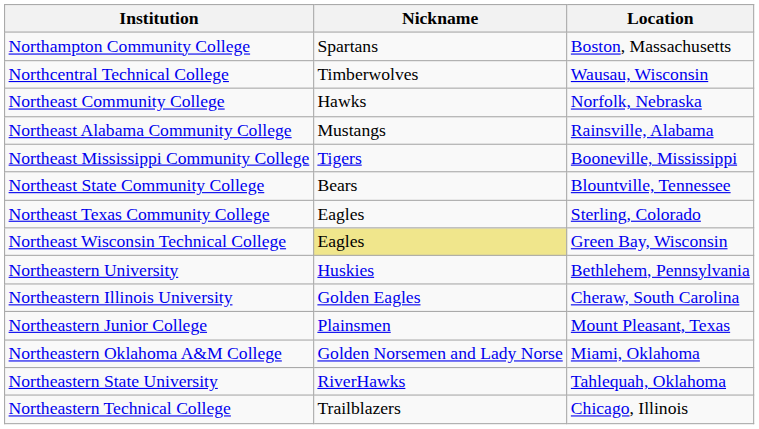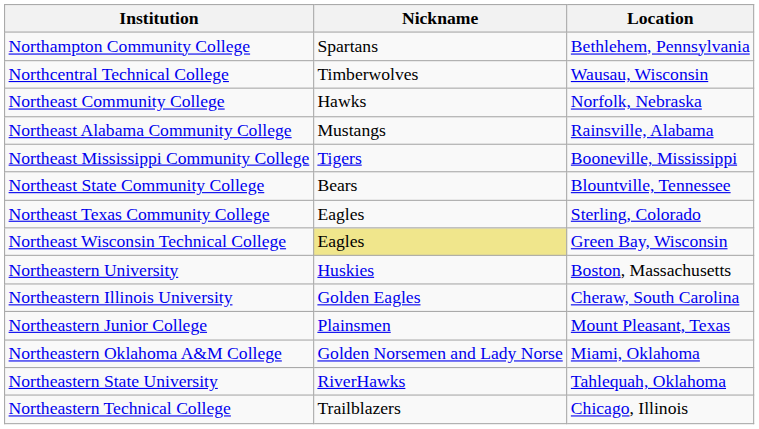(651, 46) Boston, Massachusetts -> (660, 46) Bethlehem, Pennsylvania
(660, 269) Bethlehem, Pennsylvania -> (651, 269) Boston, Massachusetts
